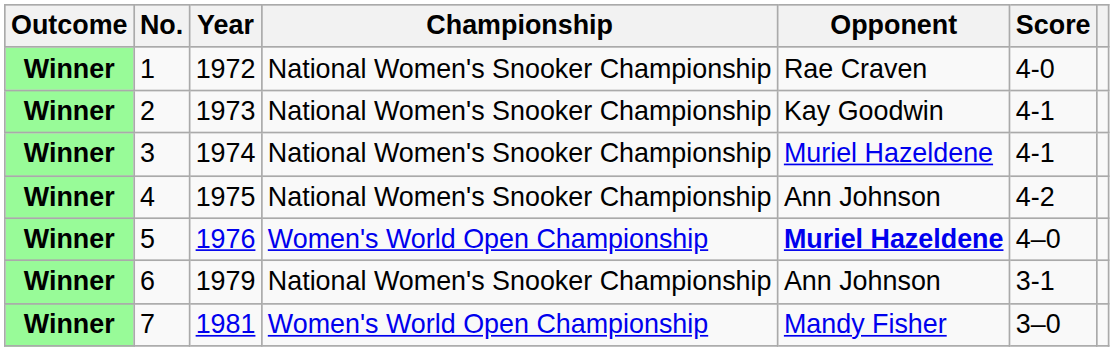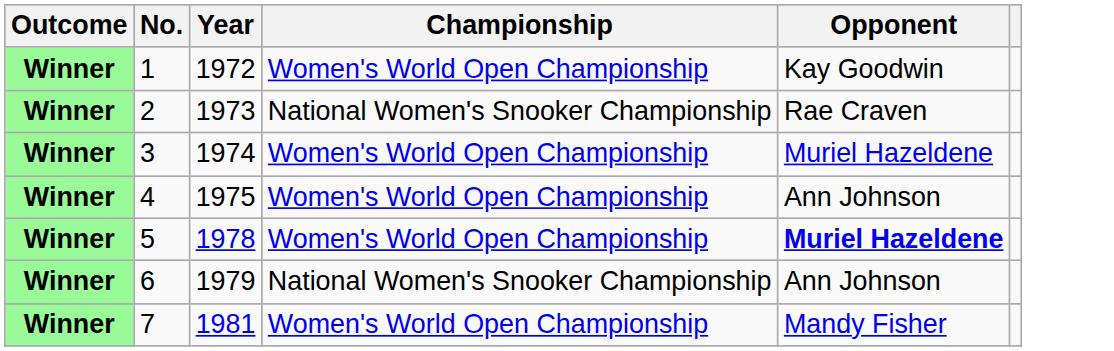- column: (1053, 25)
(520, 68) National Women's Snooker Championship -> (488, 68) Women's World Open Championship
(856, 68) Rae Craven -> (864, 68) Kay Goodwin
(864, 111) Kay Goodwin -> (856, 111) Rae Craven
(520, 153) National Women's Snooker Championship -> (488, 153) Women's World Open Championship
(520, 196) National Women's Snooker Championship -> (488, 196) Women's World Open Championship
(226, 238) 1976 -> (226, 238) 1978
